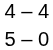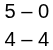rows swapped: (27, 12) <-> (27, 39)
